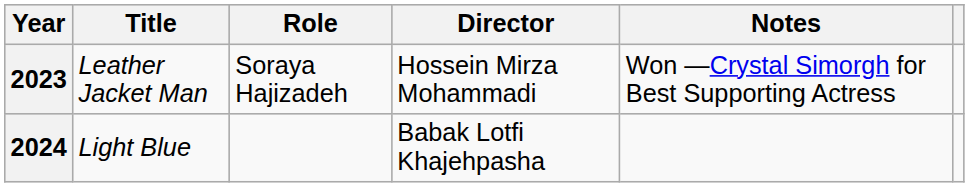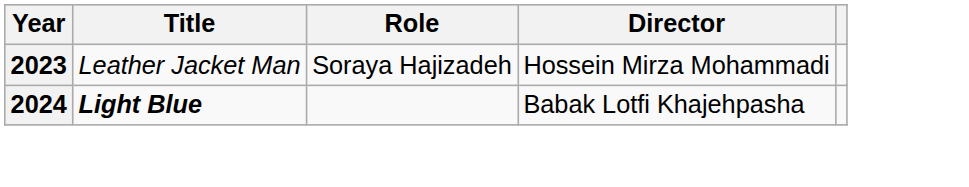- column: (786, 24)
(135, 147) normal -> (140, 104) bold
